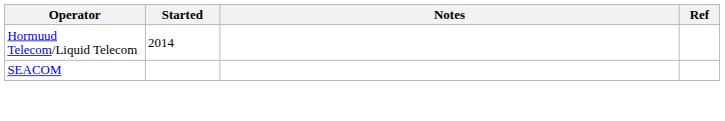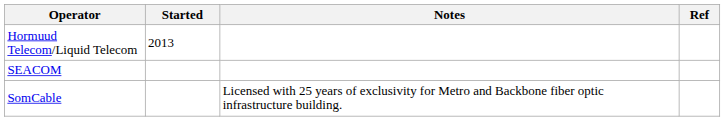(161, 42) 2014 -> (161, 42) 2013
+ row: (34, 98)
